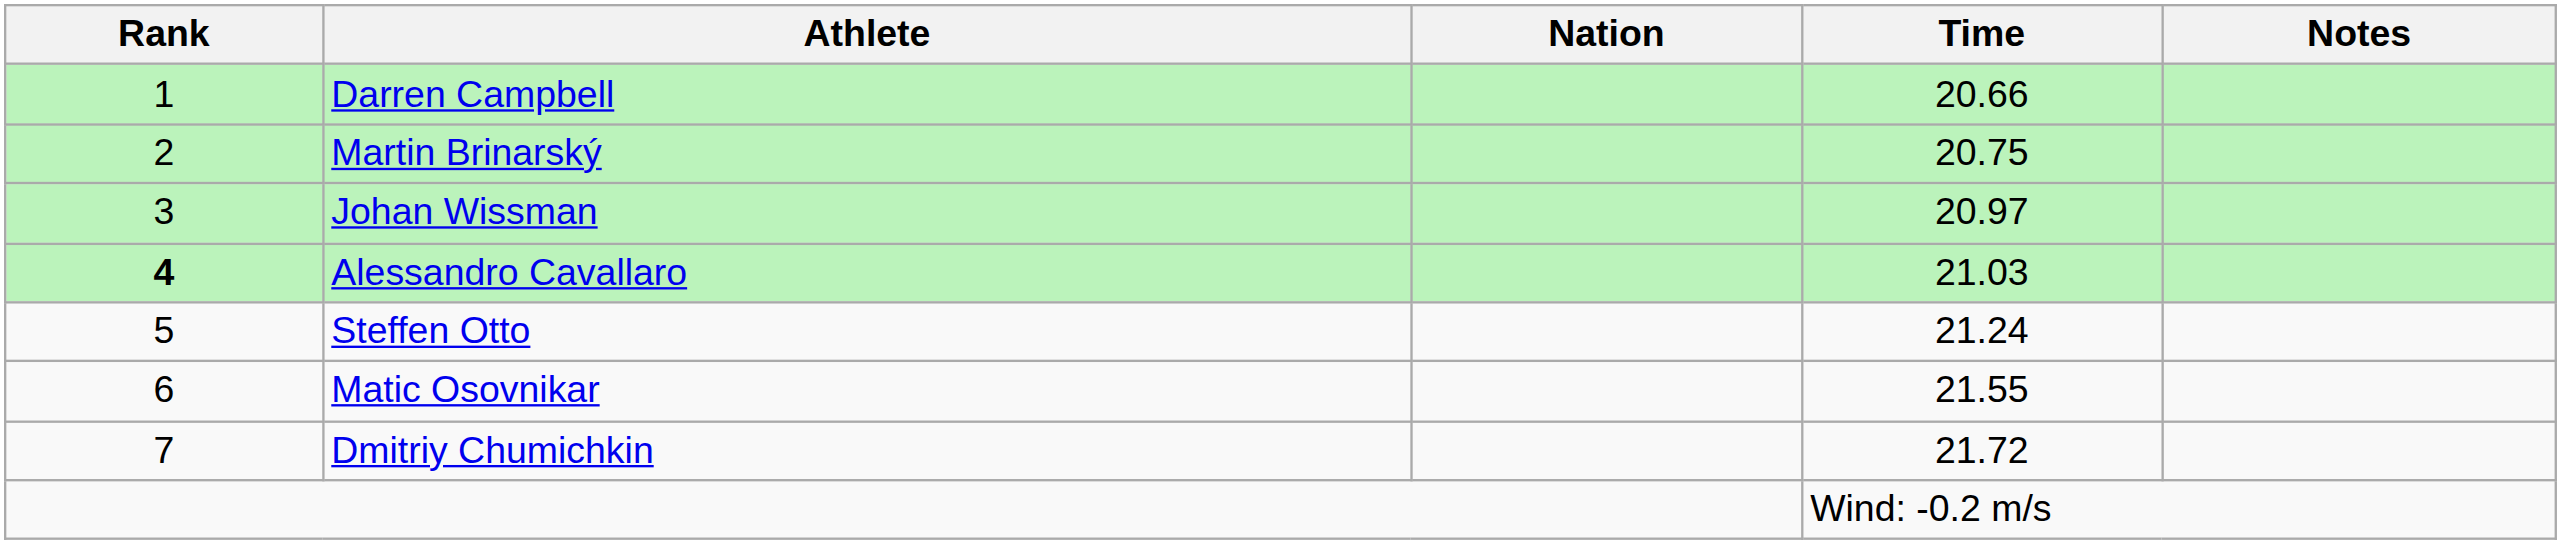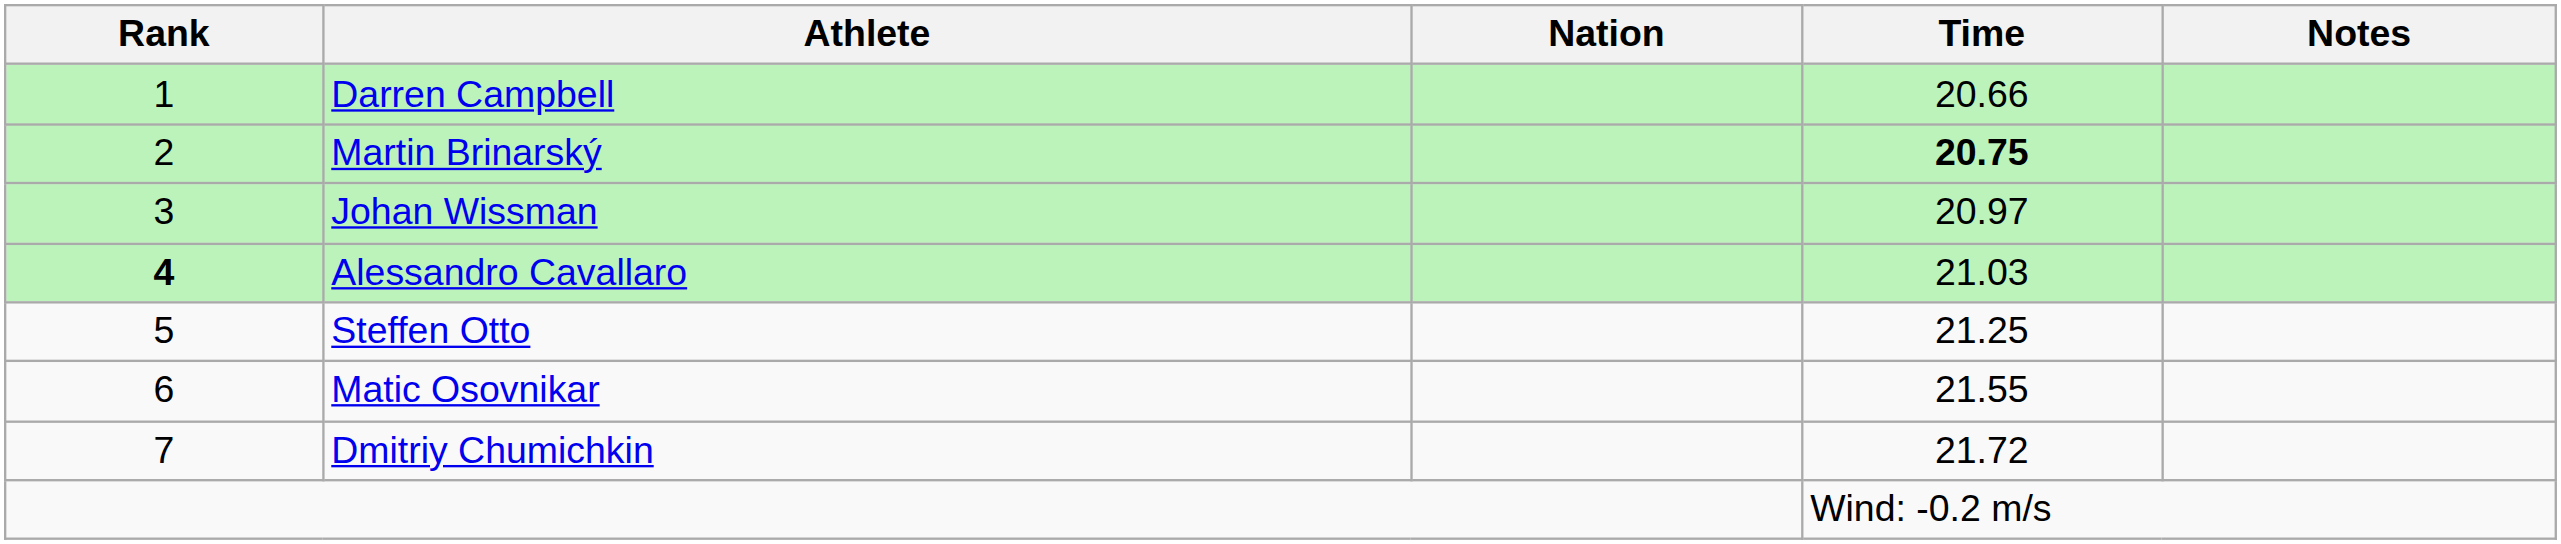(1982, 152) normal -> (1982, 152) bold
(1982, 331) 21.24 -> (1982, 331) 21.25
